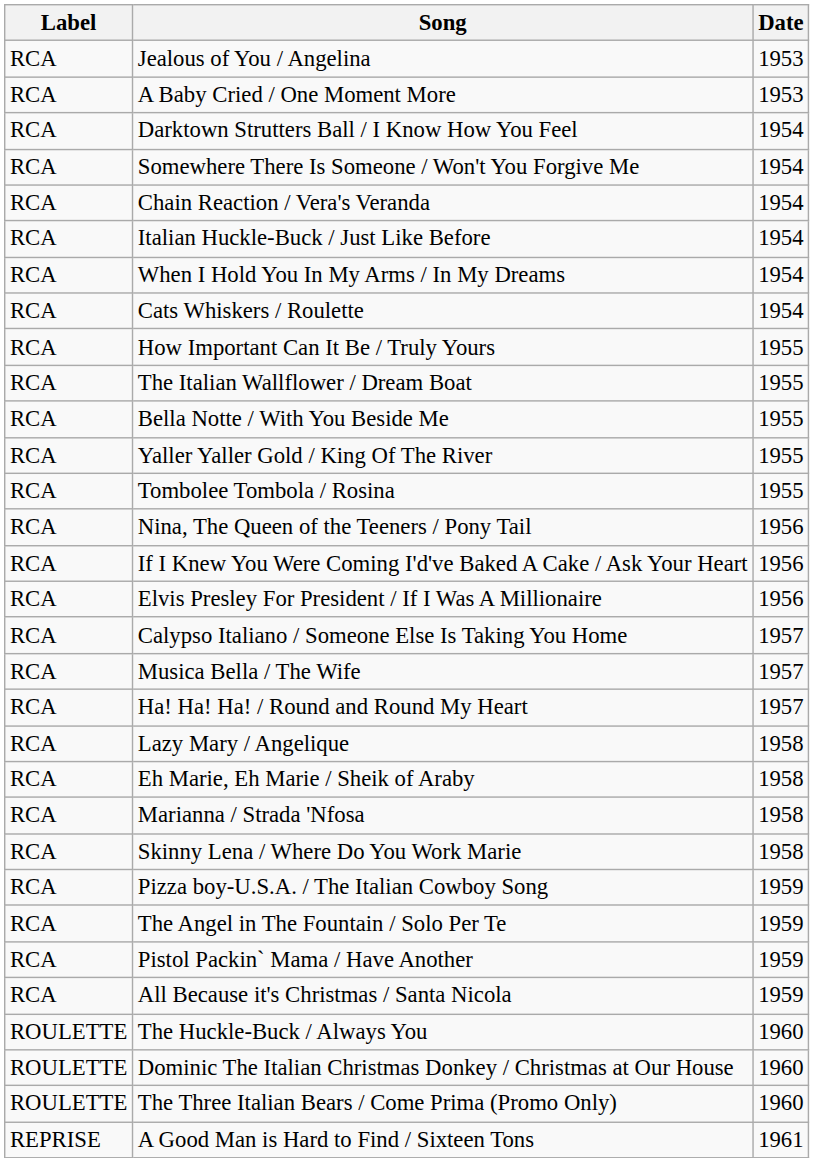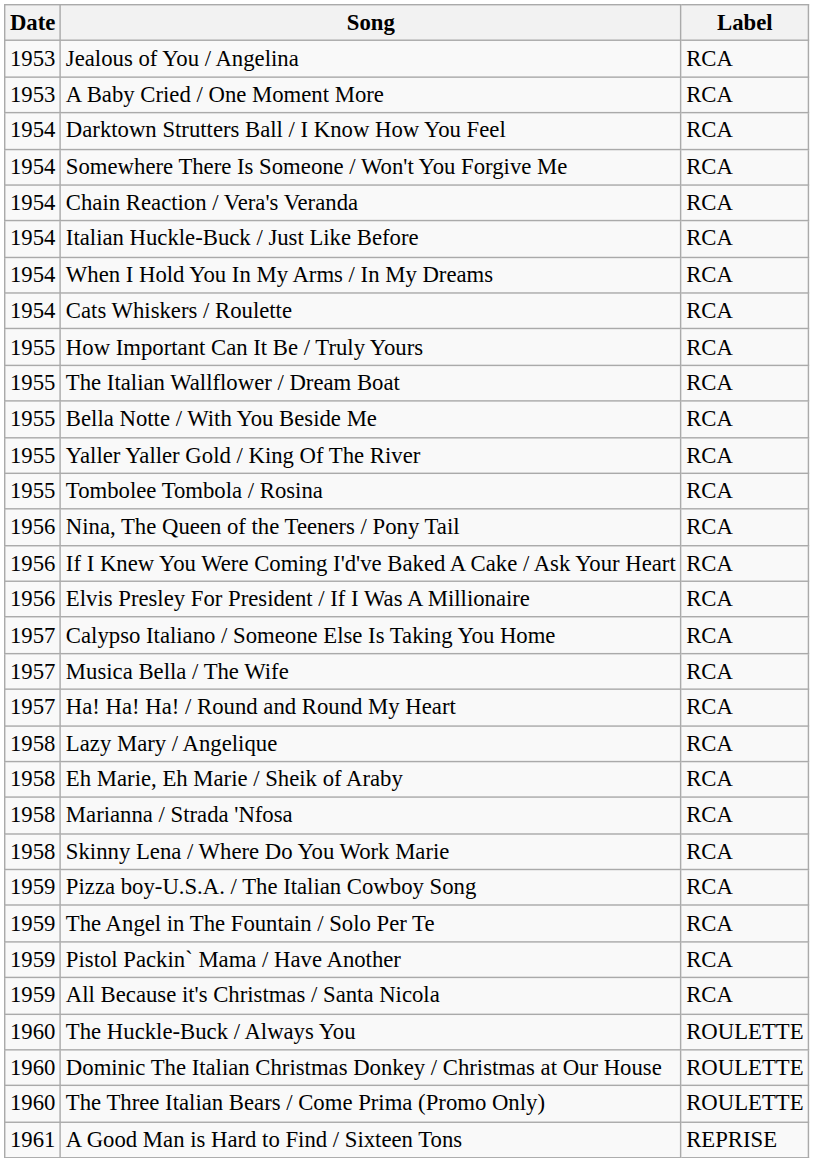columns swapped: (781, 22) <-> (69, 22)
